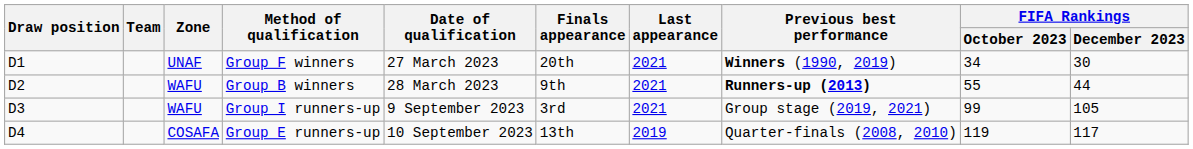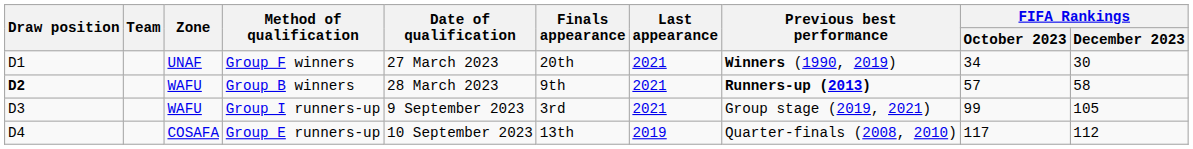(17, 86) normal -> (17, 86) bold
(972, 86) 55 -> (972, 86) 57
(1082, 86) 44 -> (1082, 86) 58
(976, 133) 119 -> (976, 133) 117
(1086, 133) 117 -> (1086, 133) 112
